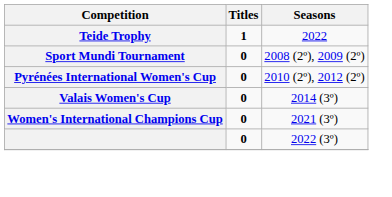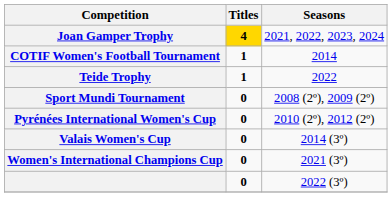+ row: (115, 35)
+ row: (115, 56)
